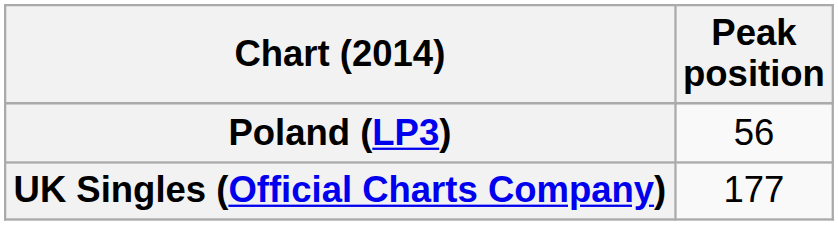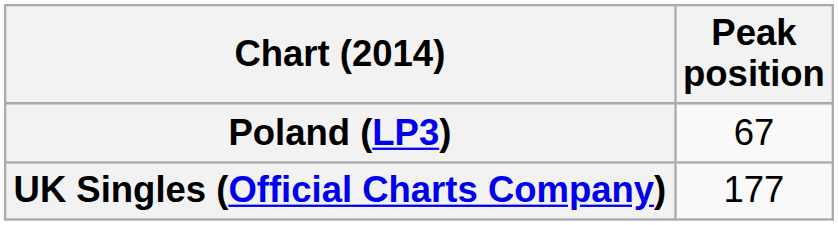(754, 132) 56 -> (754, 132) 67
